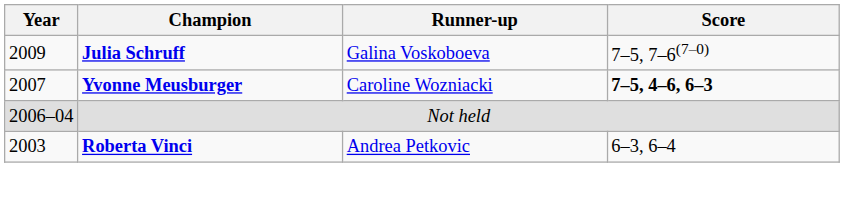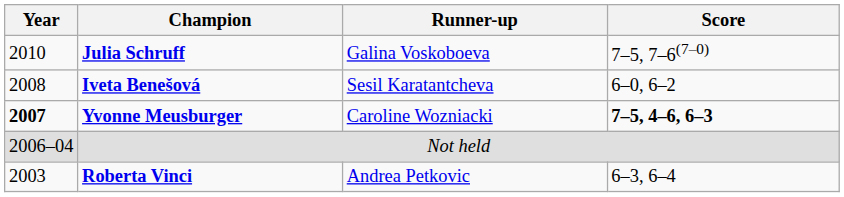(27, 52) 2009 -> (27, 52) 2010
+ row: (141, 85)
(27, 85) normal -> (27, 116) bold
